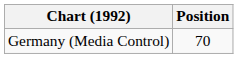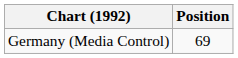(203, 41) 70 -> (203, 41) 69
